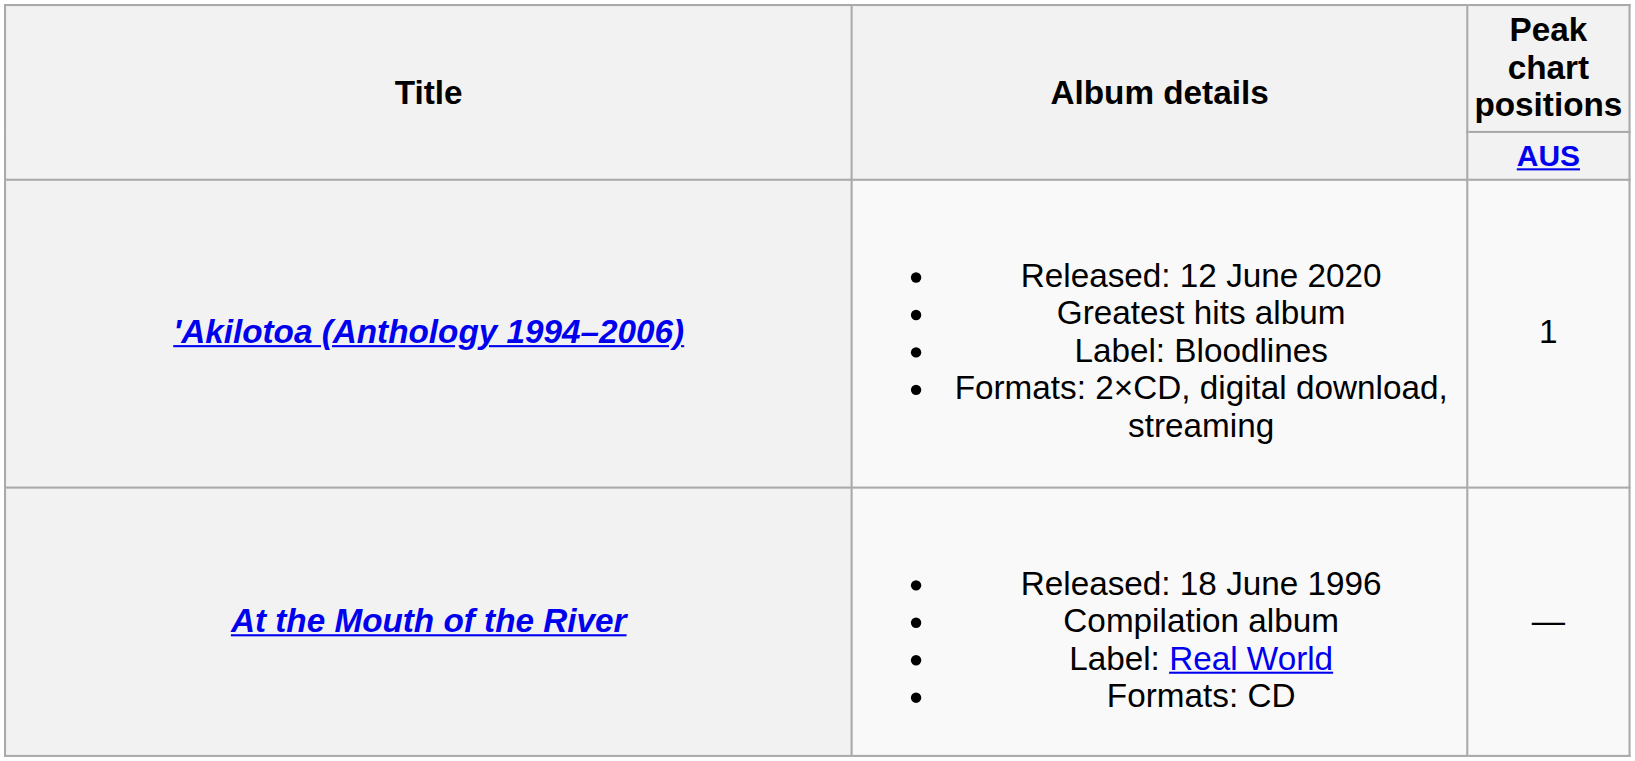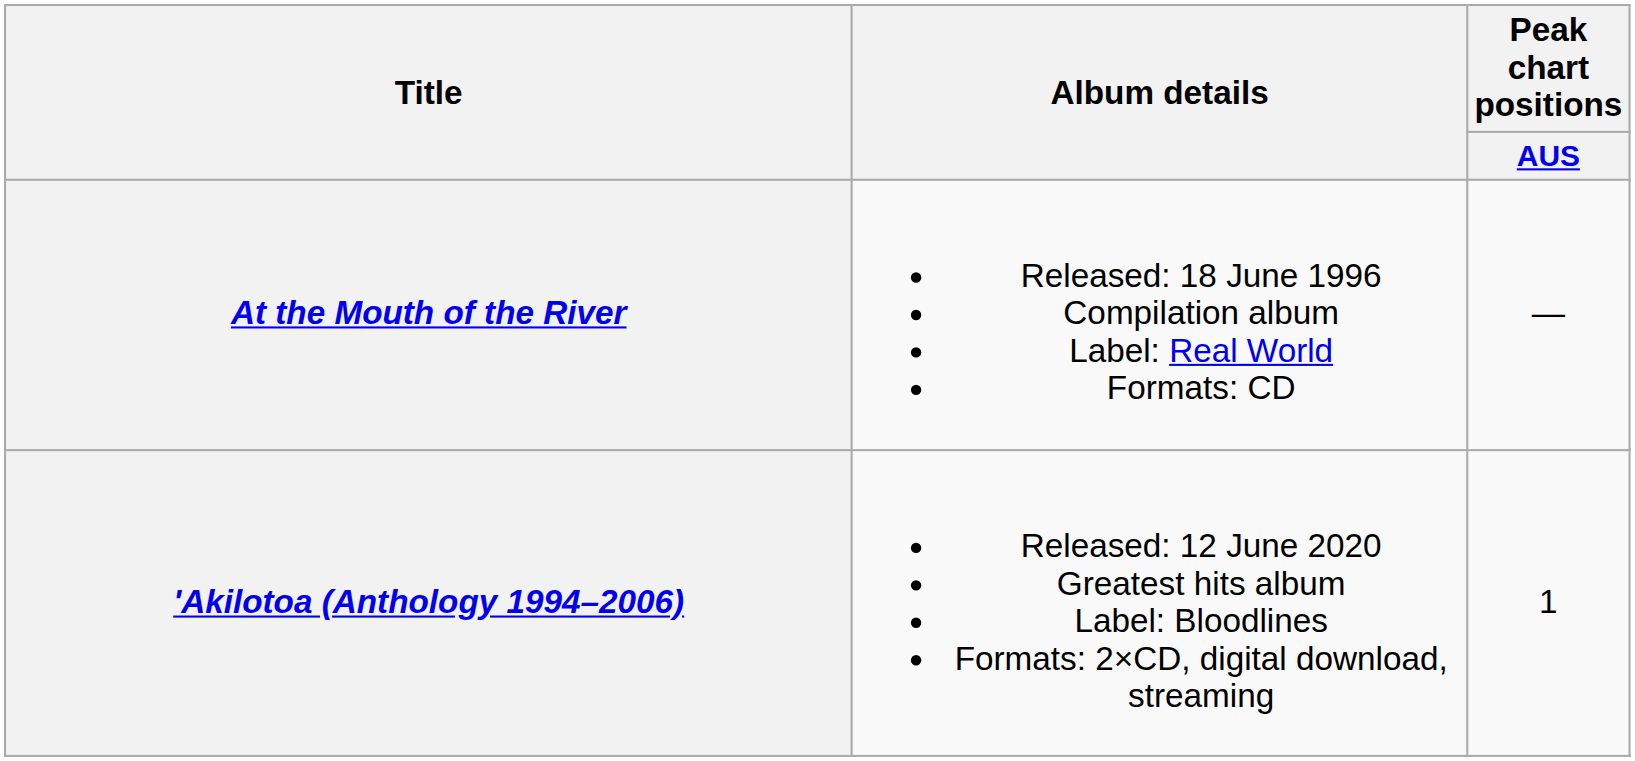rows swapped: (429, 620) <-> (429, 332)
